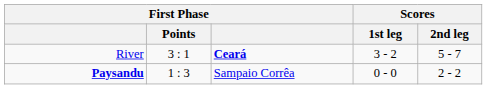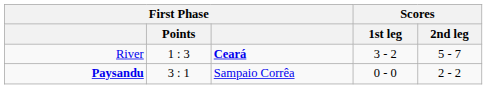(179, 53) 3 : 1 -> (179, 53) 1 : 3
(179, 73) 1 : 3 -> (179, 73) 3 : 1
